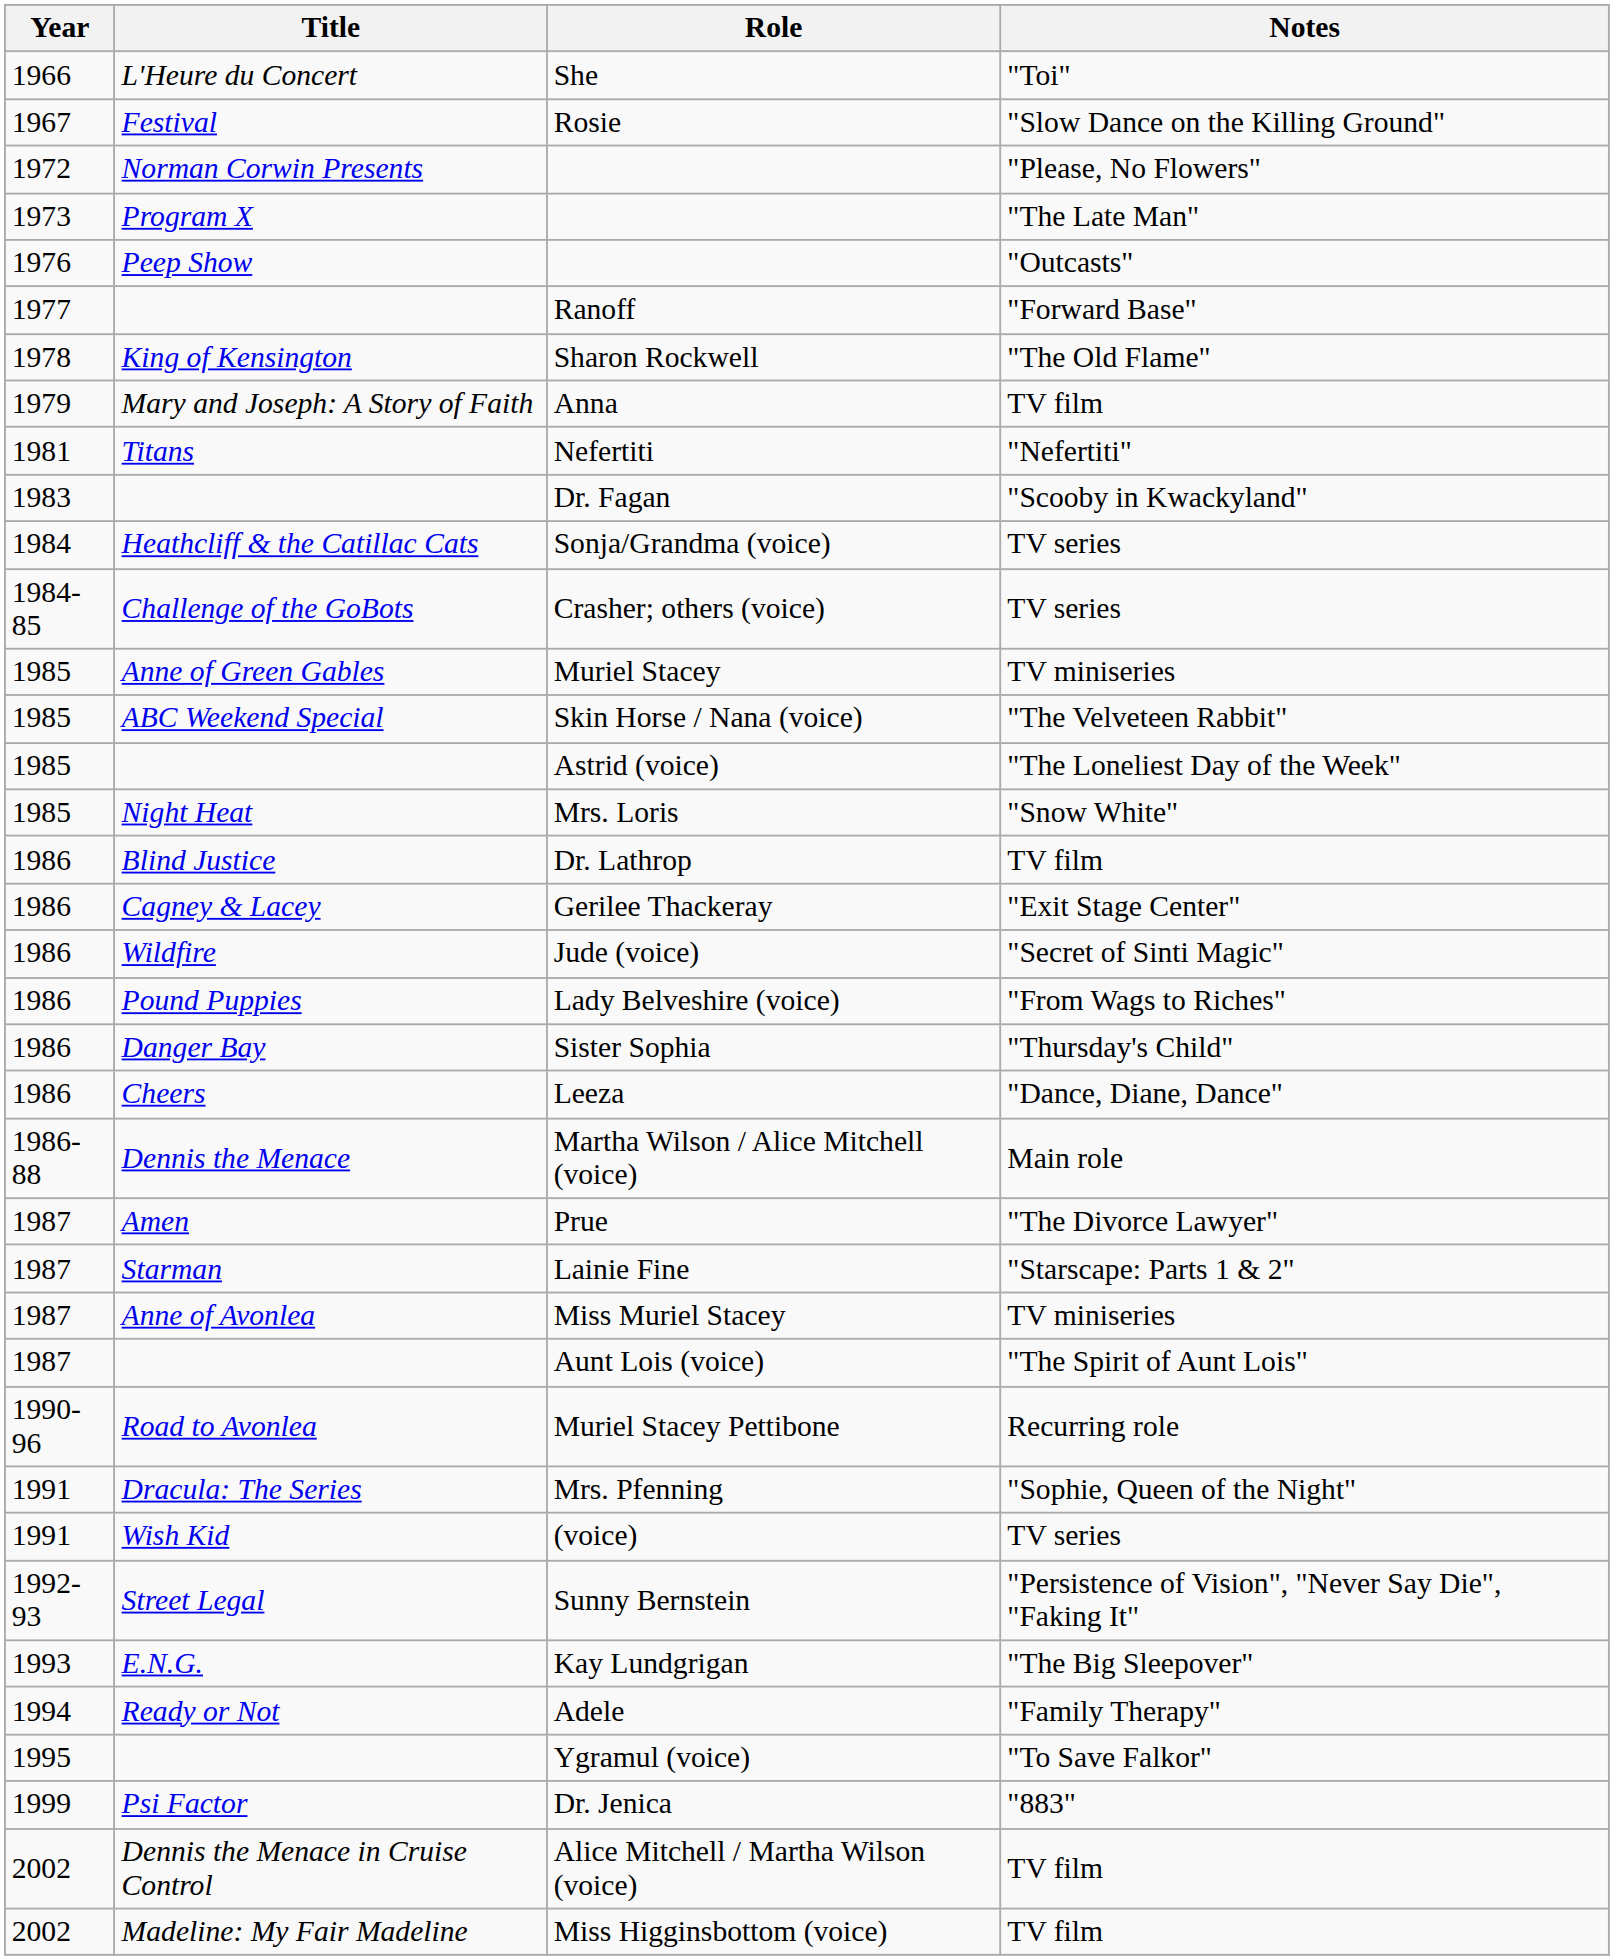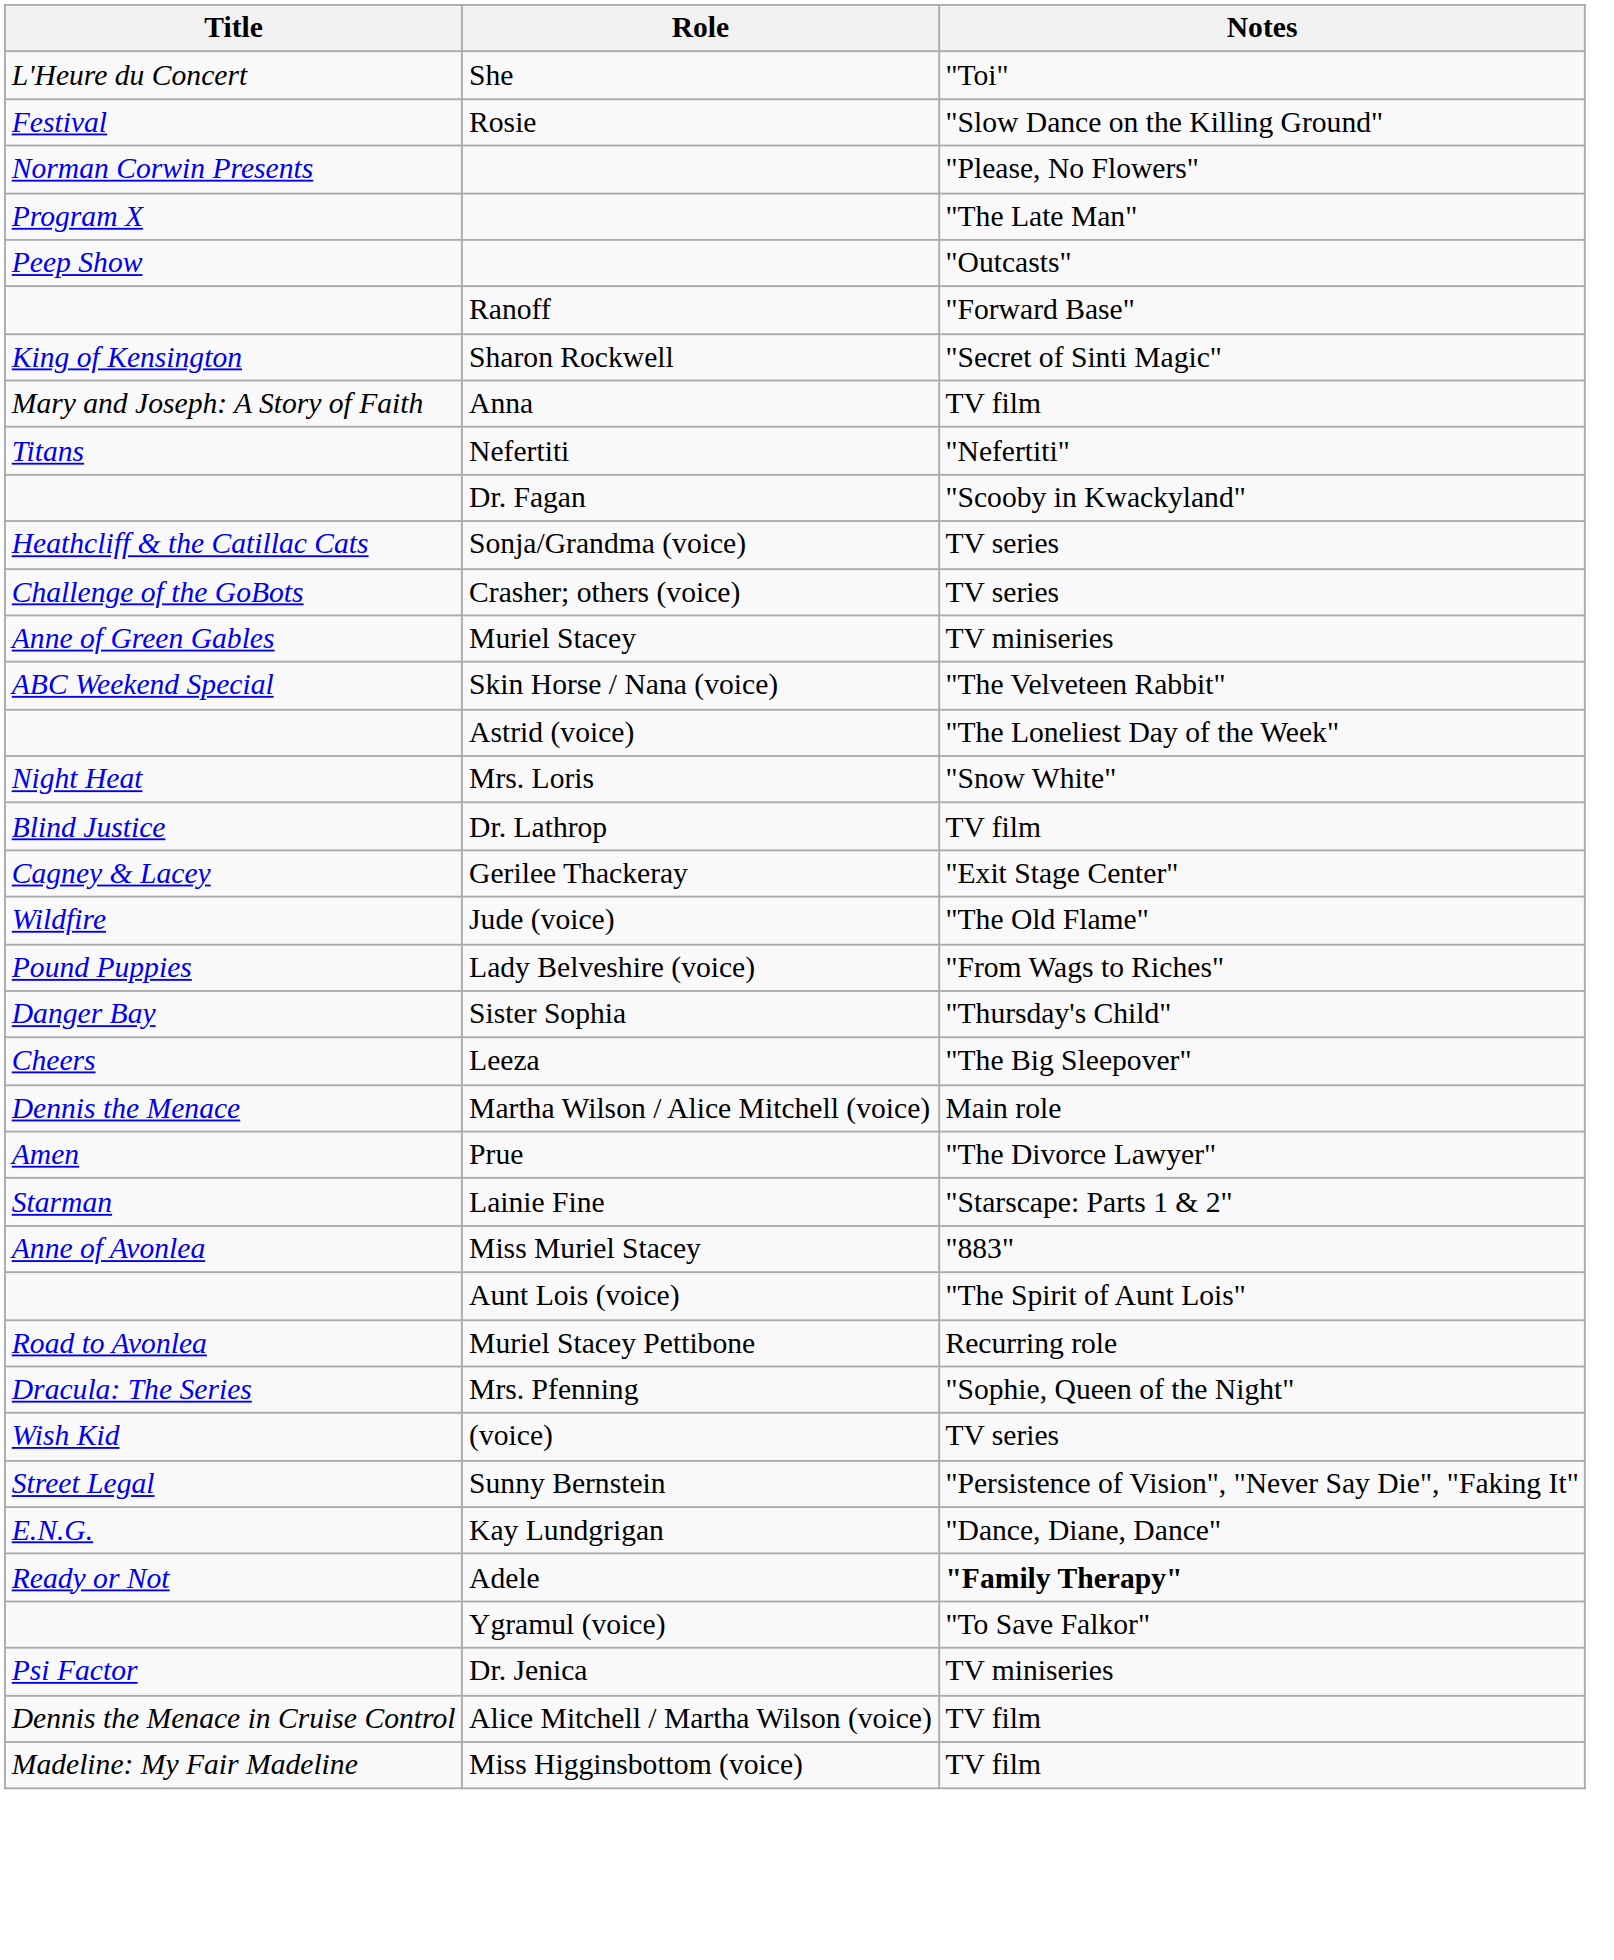- column: (60, 27)
(1109, 356) "The Old Flame" -> (1084, 356) "Secret of Sinti Magic"
(1146, 953) "Secret of Sinti Magic" -> (1047, 919) "The Old Flame"
(1145, 1094) "Dance, Diane, Dance" -> (1068, 1060) "The Big Sleepover"
(1091, 1315) TV miniseries -> (980, 1248) "883"
(1130, 1663) "The Big Sleepover" -> (1083, 1530) "Dance, Diane, Dance"
(1114, 1710) normal -> (1064, 1577) bold
(1042, 1804) "883" -> (1029, 1671) TV miniseries
